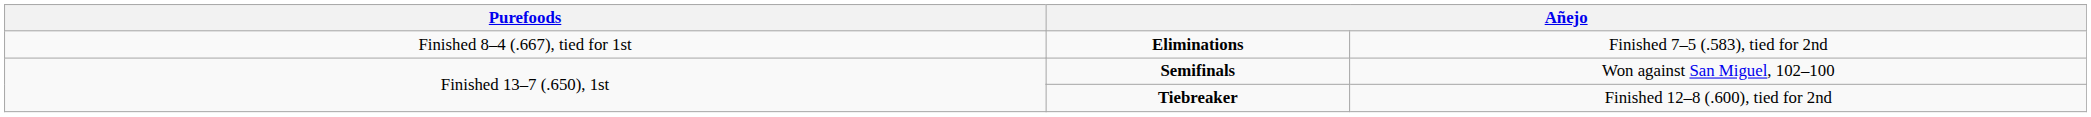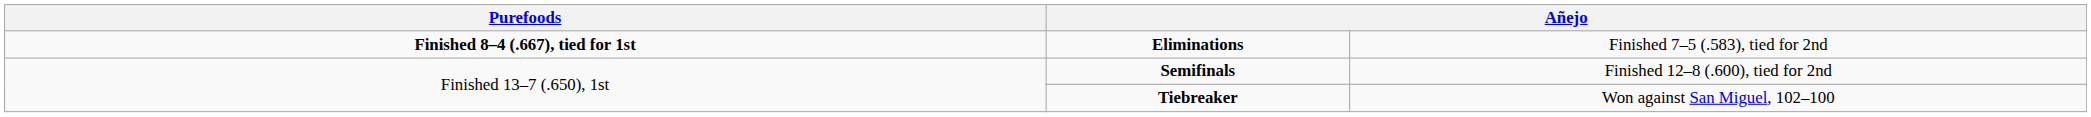(525, 44) normal -> (525, 44) bold
(1718, 71) Won against San Miguel, 102–100 -> (1718, 71) Finished 12–8 (.600), tied for 2nd
(1718, 97) Finished 12–8 (.600), tied for 2nd -> (1718, 97) Won against San Miguel, 102–100
